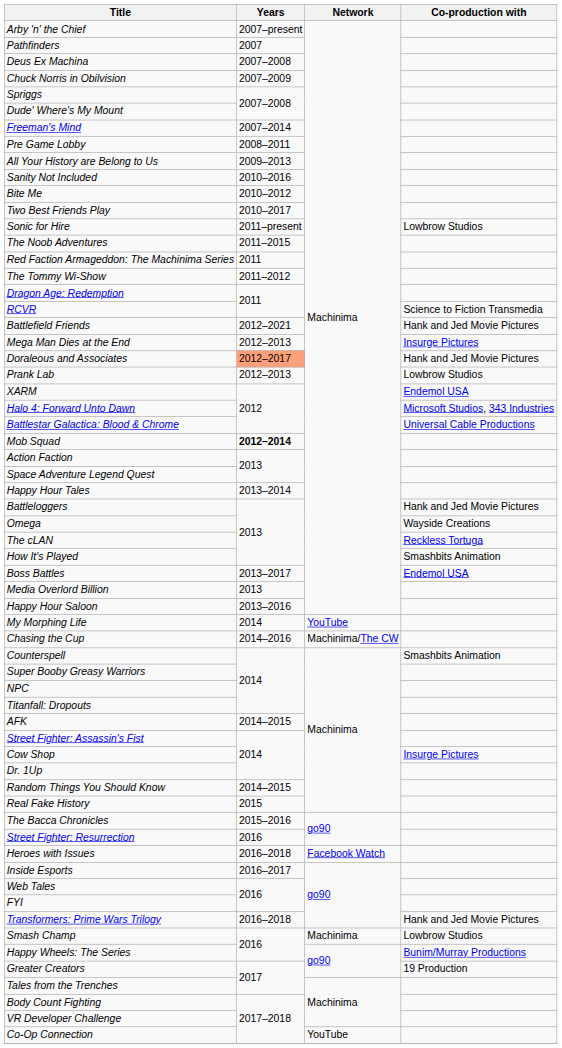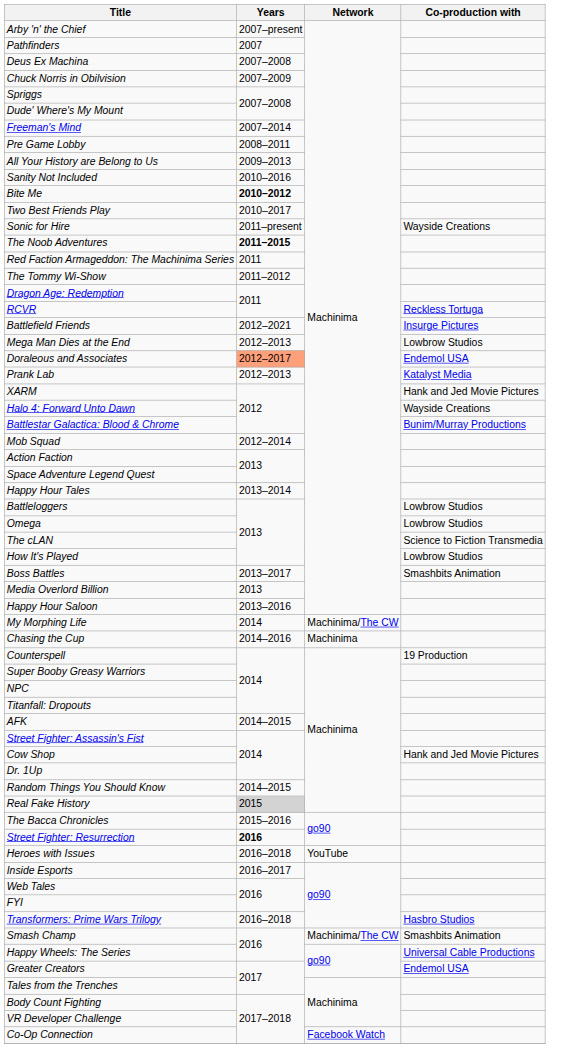(265, 194) normal -> (265, 194) bold
(443, 227) Lowbrow Studios -> (447, 227) Wayside Creations
(265, 243) normal -> (265, 243) bold
(473, 309) Science to Fiction Transmedia -> (443, 309) Reckless Tortuga
(471, 326) Hank and Jed Movie Pictures -> (441, 326) Insurge Pictures
(441, 342) Insurge Pictures -> (443, 342) Lowbrow Studios
(471, 359) Hank and Jed Movie Pictures -> (436, 359) Endemol USA
(443, 375) Lowbrow Studios -> (437, 375) Katalyst Media
(436, 392) Endemol USA -> (471, 392) Hank and Jed Movie Pictures
(479, 408) Microsoft Studios, 343 Industries -> (447, 408) Wayside Creations
(469, 425) Universal Cable Productions -> (465, 425) Bunim/Murray Productions
(265, 441) bold -> (265, 441) normal
(471, 507) Hank and Jed Movie Pictures -> (443, 507) Lowbrow Studios
(447, 524) Wayside Creations -> (443, 524) Lowbrow Studios
(443, 540) Reckless Tortuga -> (473, 540) Science to Fiction Transmedia
(452, 557) Smashbits Animation -> (443, 557) Lowbrow Studios
(436, 573) Endemol USA -> (452, 573) Smashbits Animation
(328, 623) YouTube -> (353, 623) Machinima/The CW
(353, 639) Machinima/The CW -> (332, 639) Machinima
(452, 656) Smashbits Animation -> (435, 656) 19 Production
(441, 754) Insurge Pictures -> (471, 754) Hank and Jed Movie Pictures
(250, 804) no background -> (250, 804) lightgrey background
(250, 837) normal -> (250, 837) bold
(346, 853) Facebook Watch -> (328, 853) YouTube
(471, 919) Hank and Jed Movie Pictures -> (439, 919) Hasbro Studios
(332, 936) Machinima -> (353, 936) Machinima/The CW
(443, 936) Lowbrow Studios -> (452, 936) Smashbits Animation
(465, 952) Bunim/Murray Productions -> (469, 952) Universal Cable Productions
(435, 969) 19 Production -> (436, 969) Endemol USA
(328, 1035) YouTube -> (346, 1035) Facebook Watch
